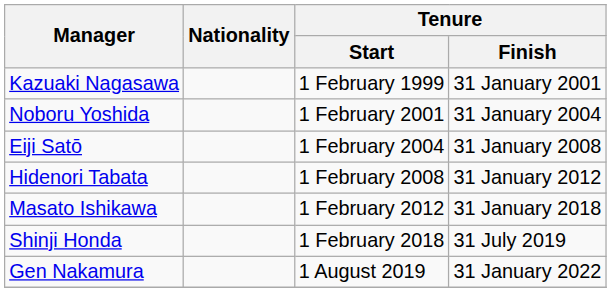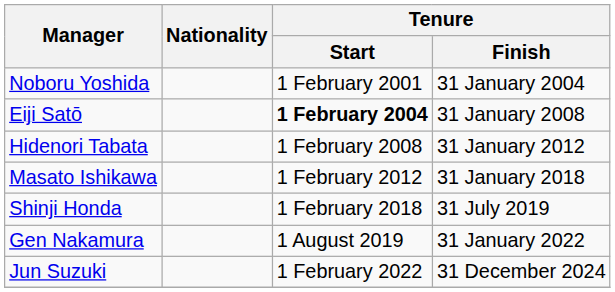- row: (94, 83)
(372, 146) normal -> (352, 114) bold
+ row: (58, 271)
